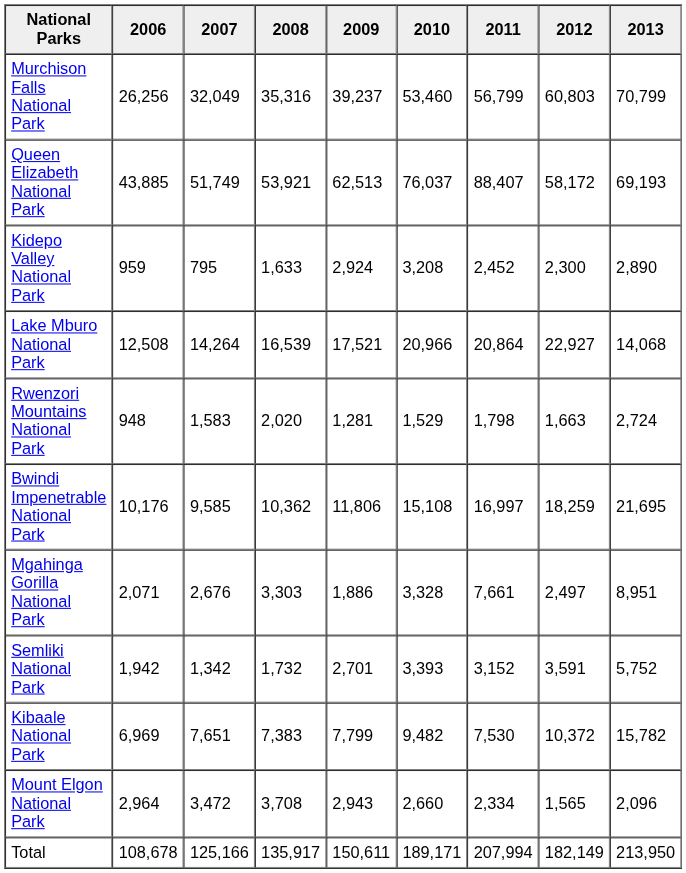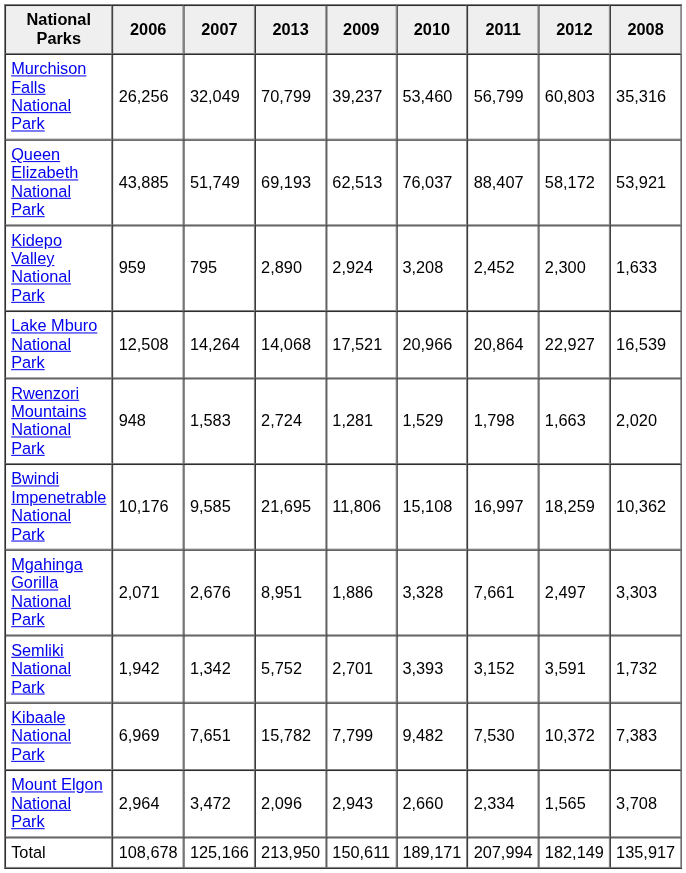columns swapped: (291, 29) <-> (646, 29)
